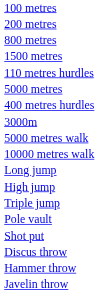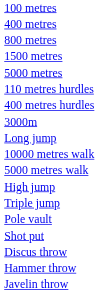- row: (30, 24)
+ row: (30, 24)
rows swapped: (33, 89) <-> (49, 73)
rows swapped: (46, 138) <-> (30, 170)
